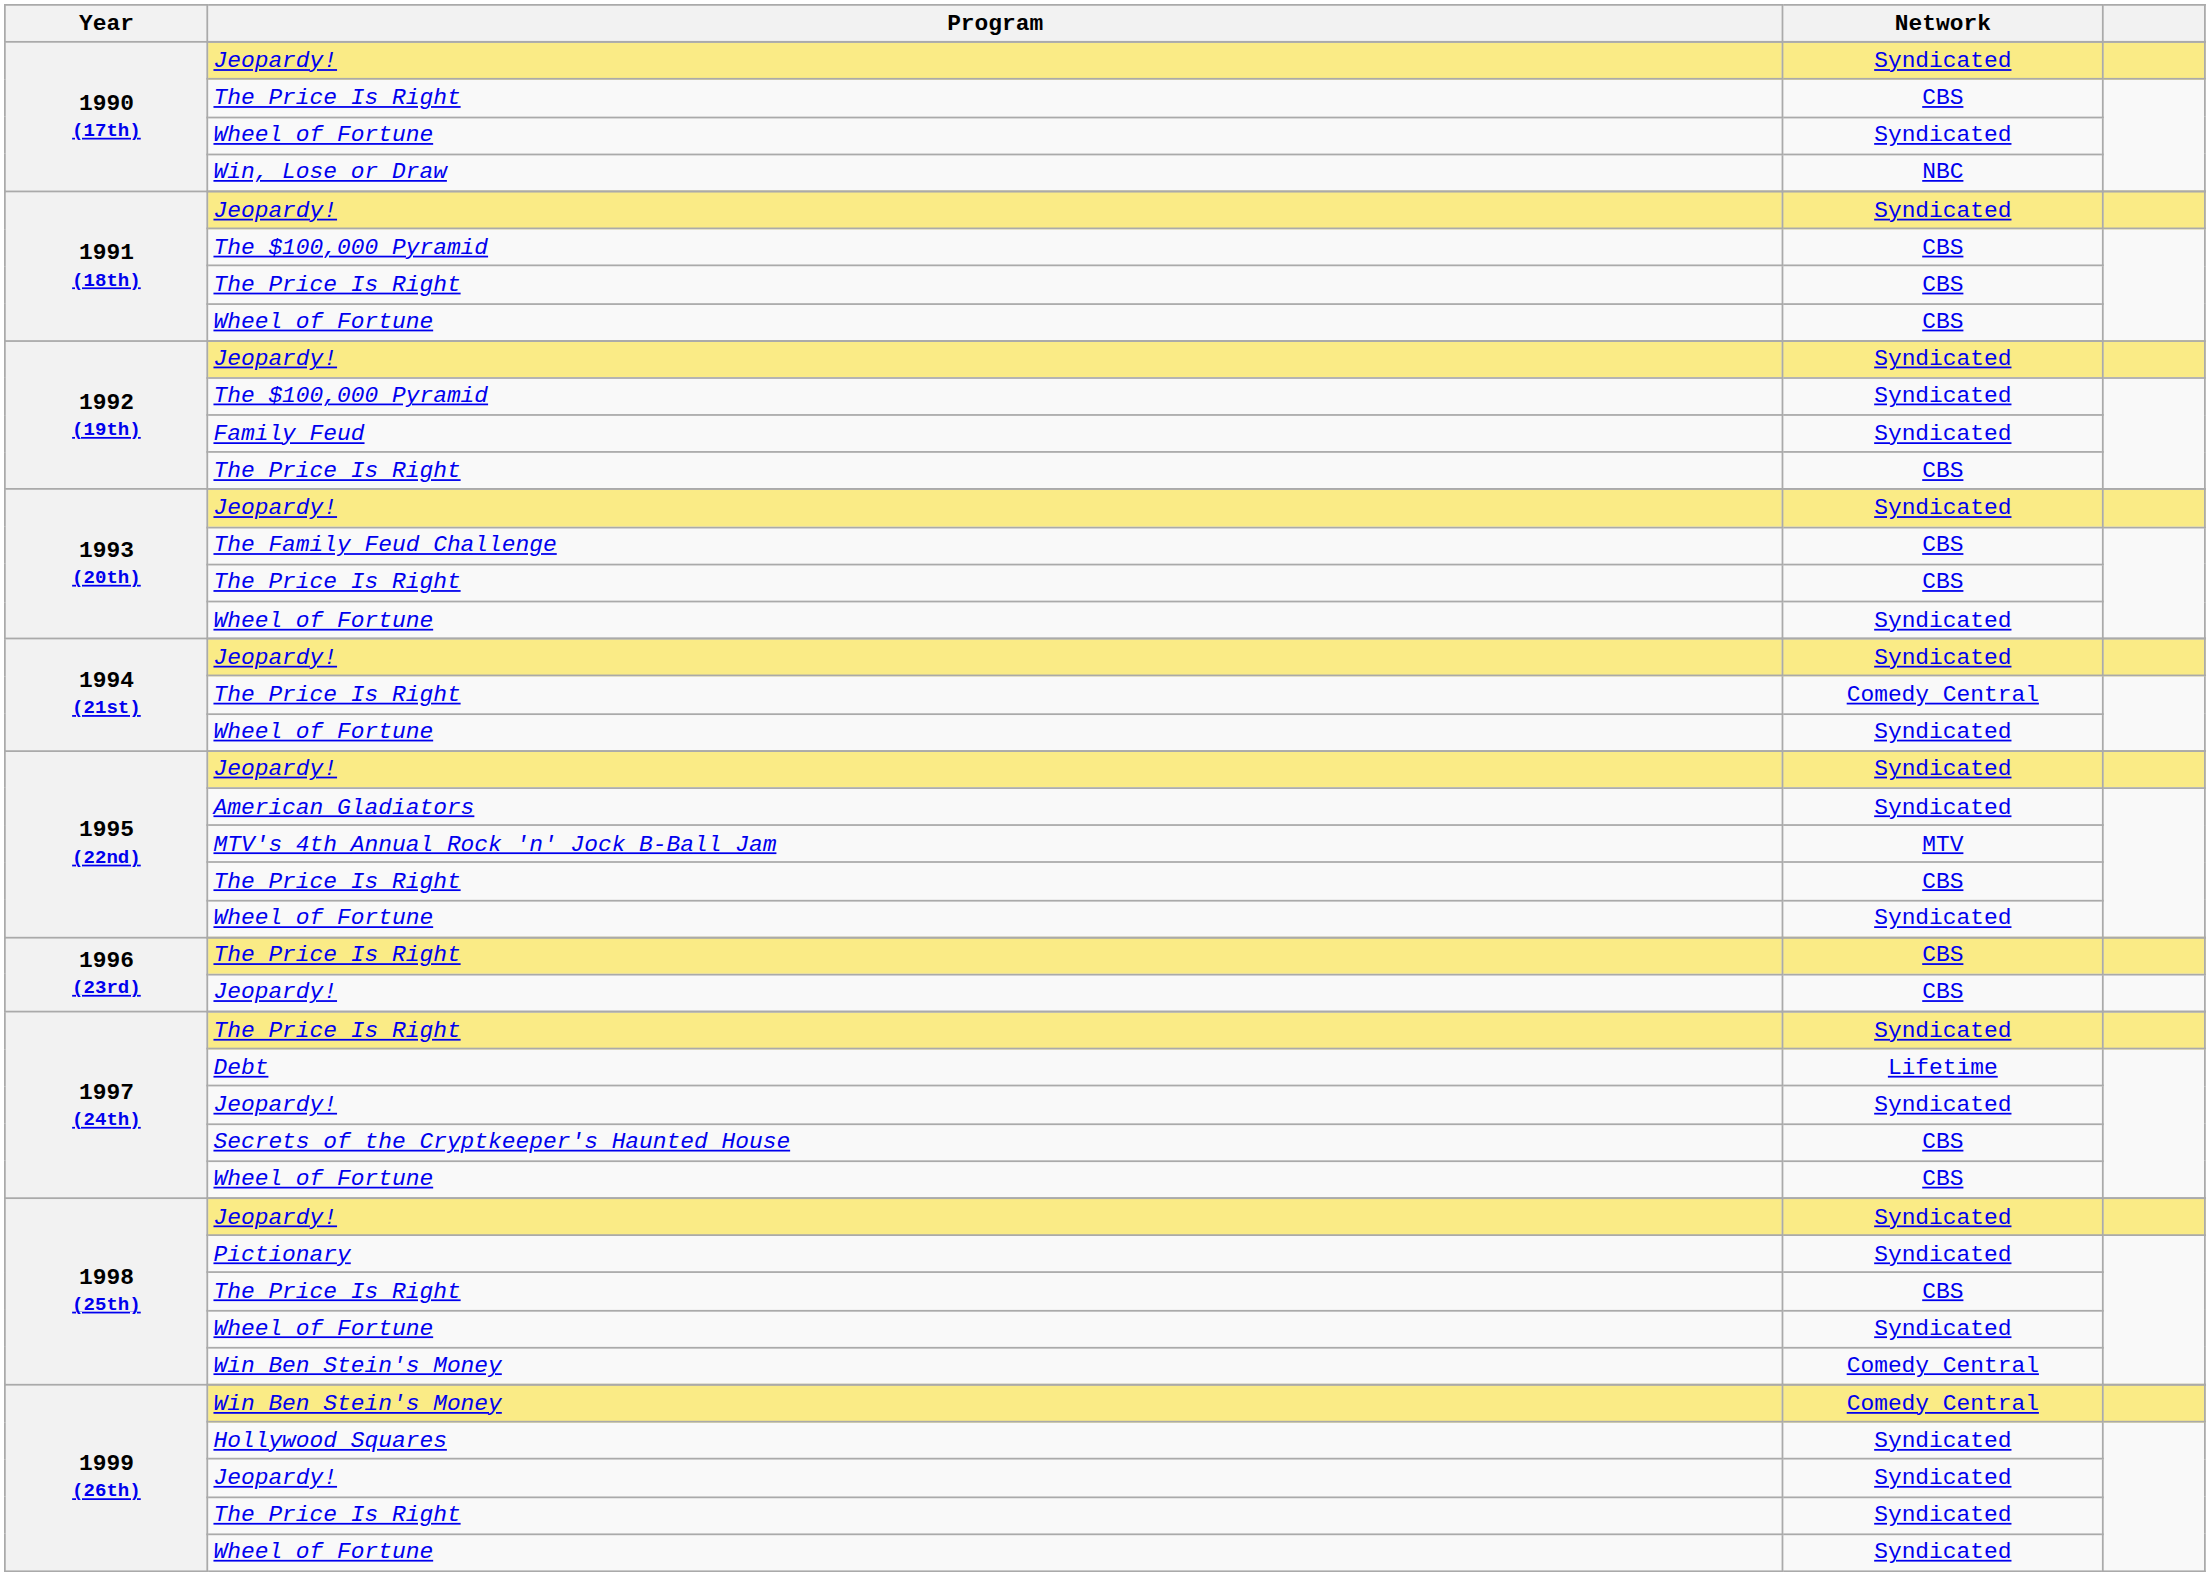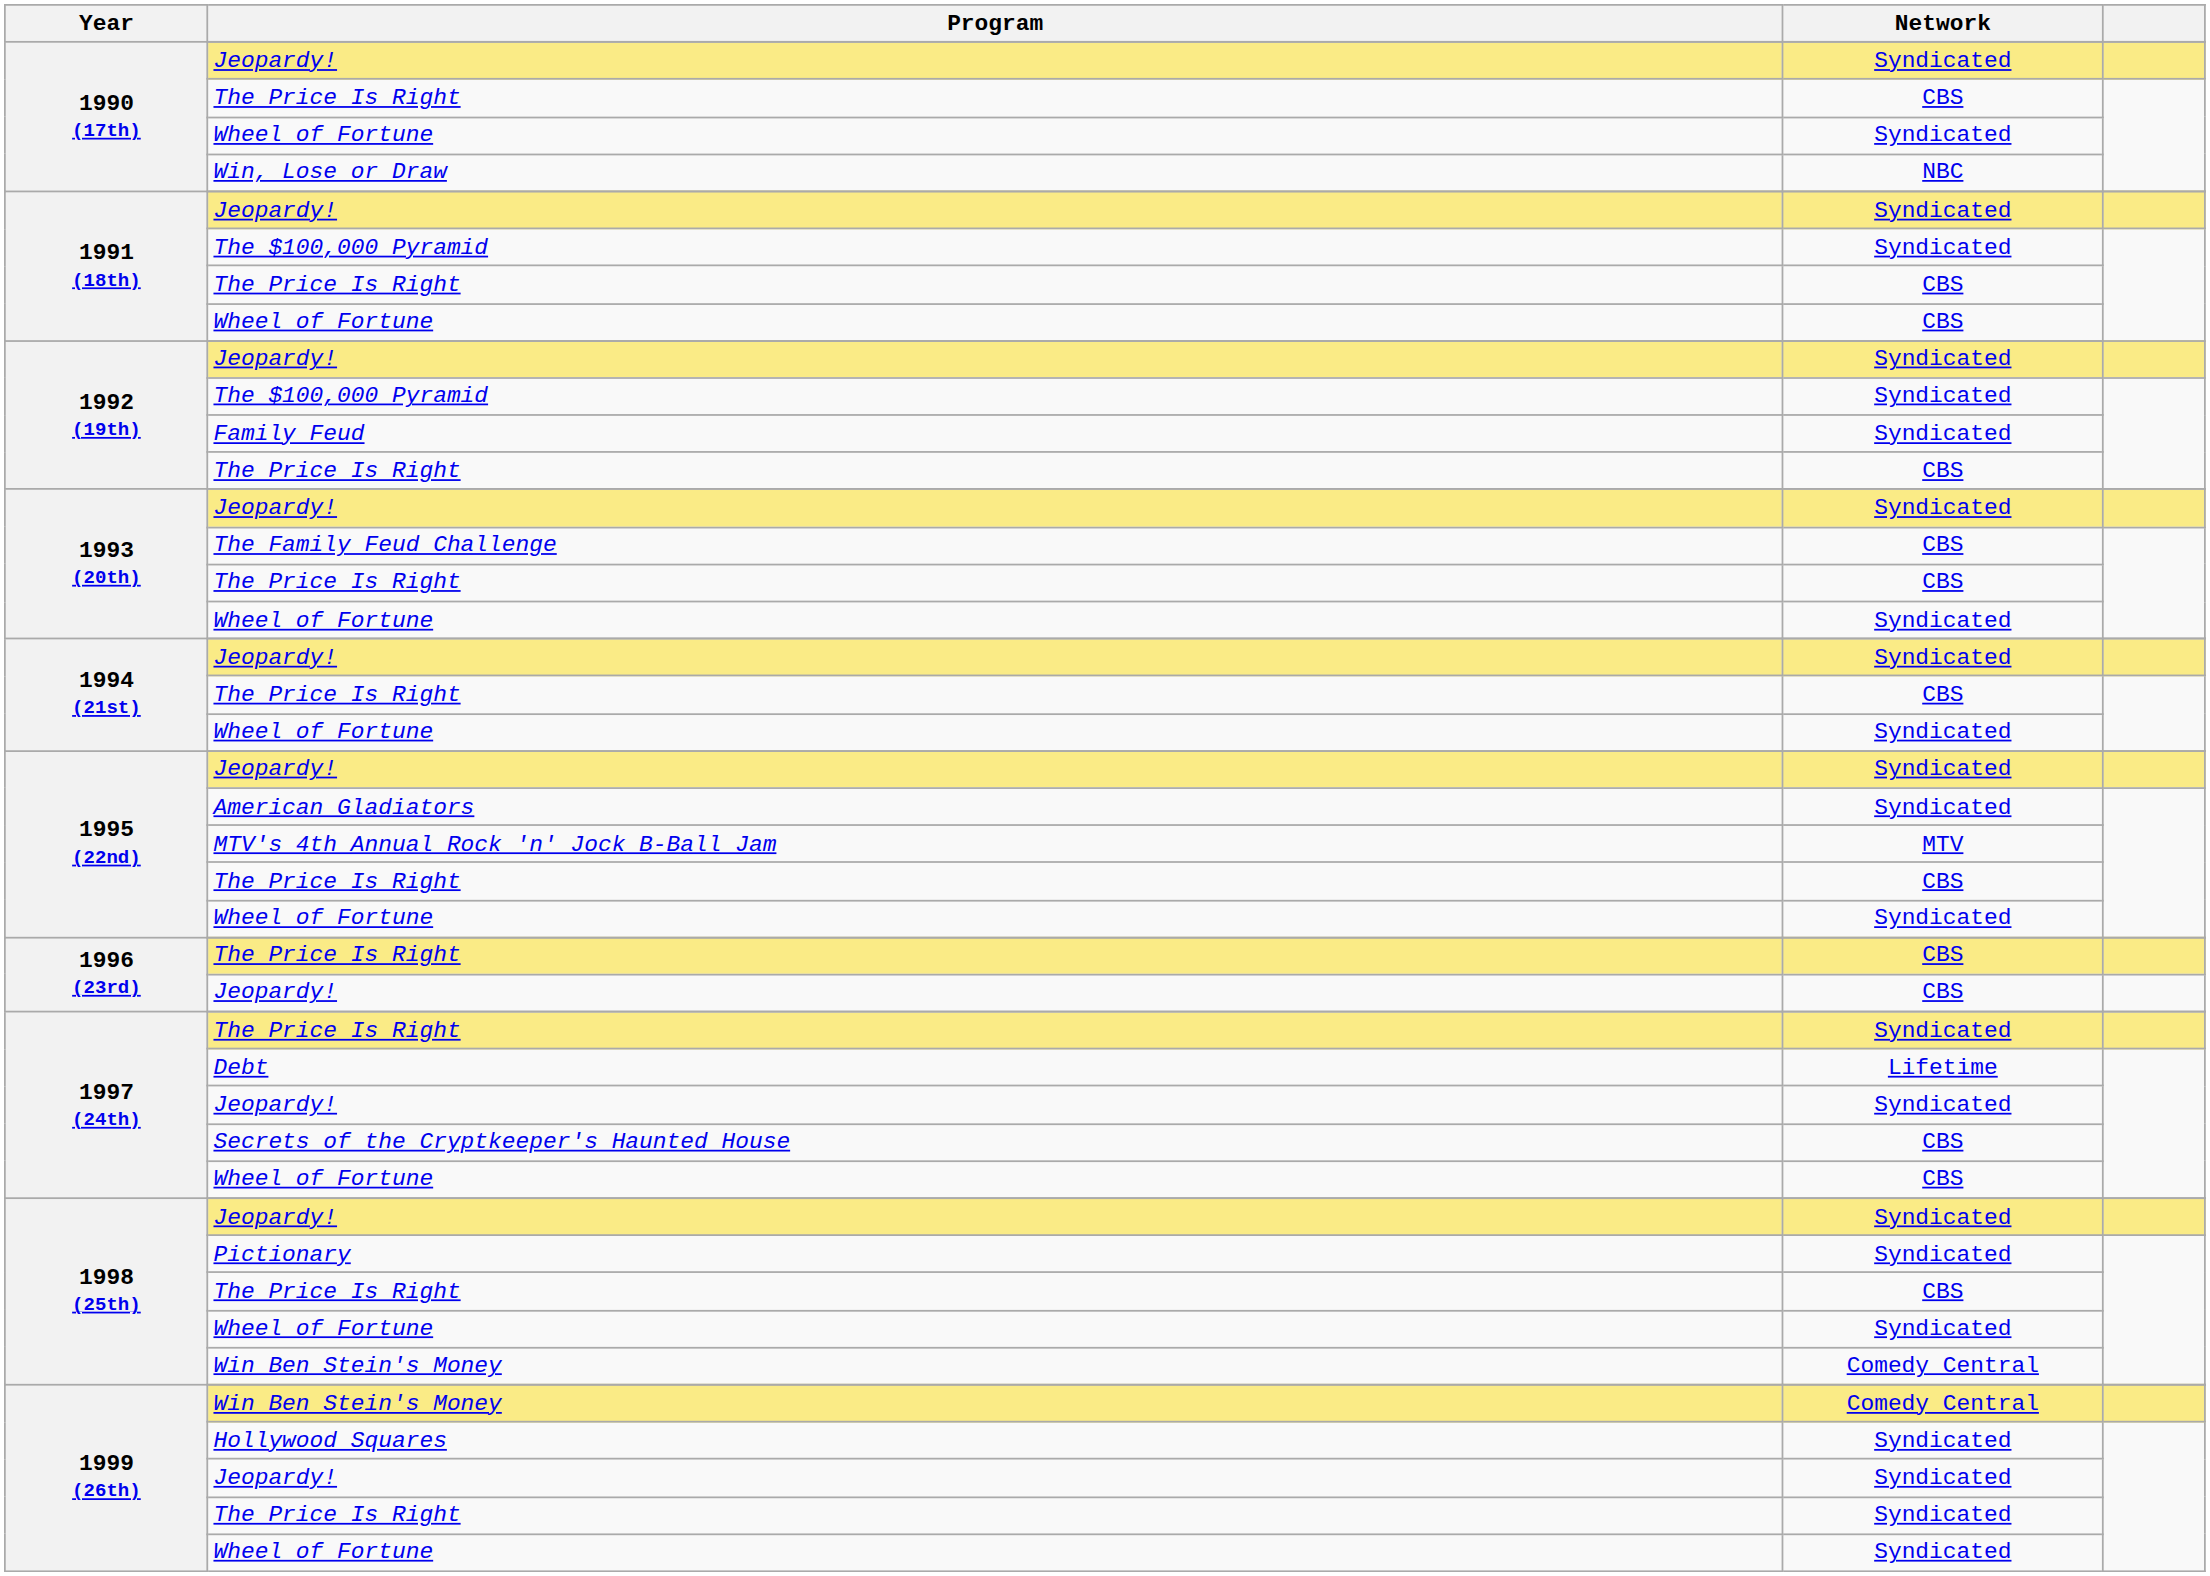(1943, 247) CBS -> (1943, 247) Syndicated
(1943, 695) Comedy Central -> (1943, 695) CBS
